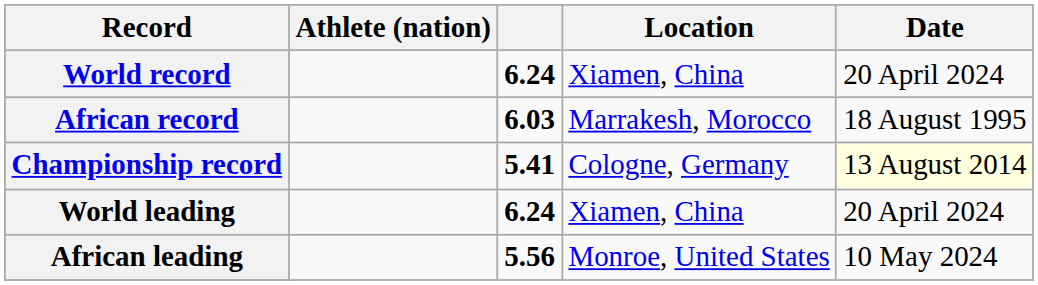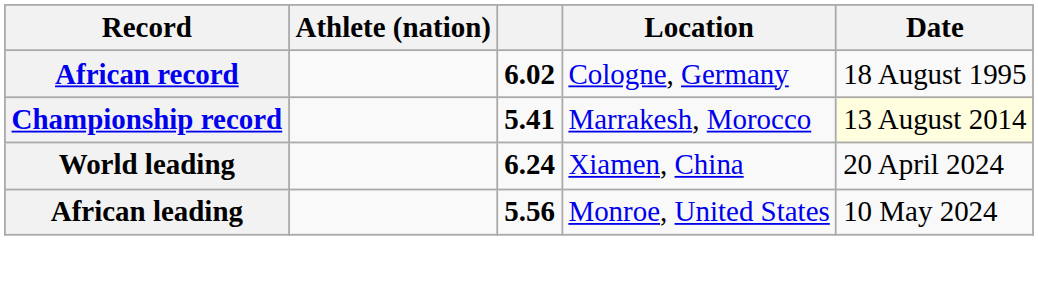- row: (147, 73)
(530, 119) 6.03 -> (530, 73) 6.02
(690, 119) Marrakesh, Morocco -> (679, 73) Cologne, Germany
(679, 165) Cologne, Germany -> (690, 119) Marrakesh, Morocco
